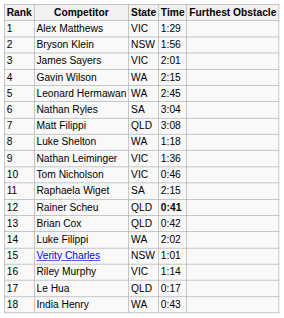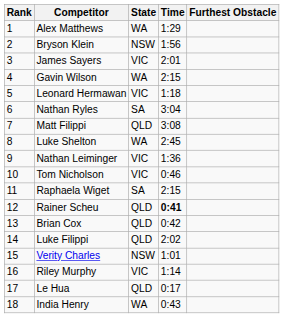(140, 28) VIC -> (139, 28) WA
(139, 93) WA -> (140, 93) VIC
(171, 93) 2:45 -> (171, 93) 1:18
(171, 142) 1:18 -> (171, 142) 2:45
(139, 239) WA -> (142, 239) QLD
